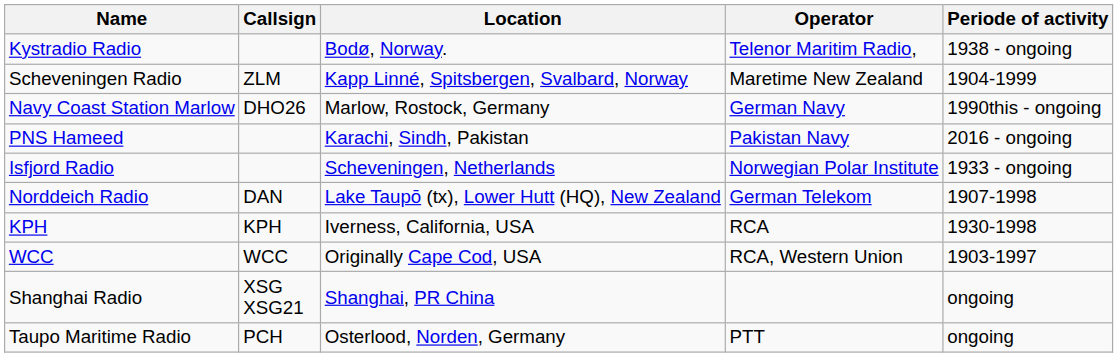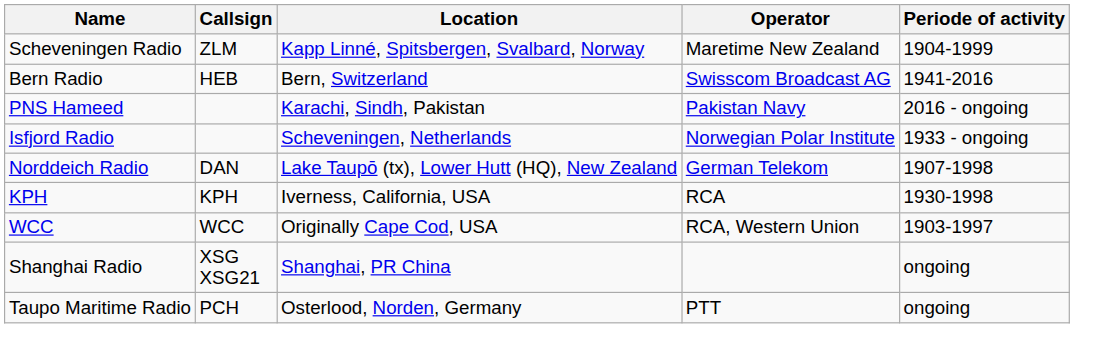- row: (75, 49)
- row: (122, 108)
+ row: (56, 78)
